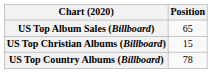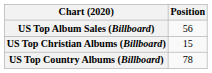(188, 28) 65 -> (188, 28) 56
